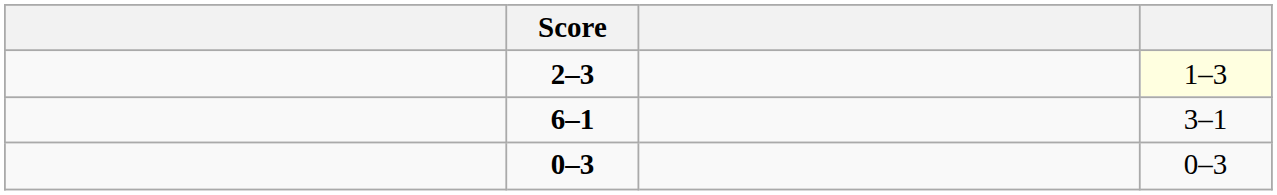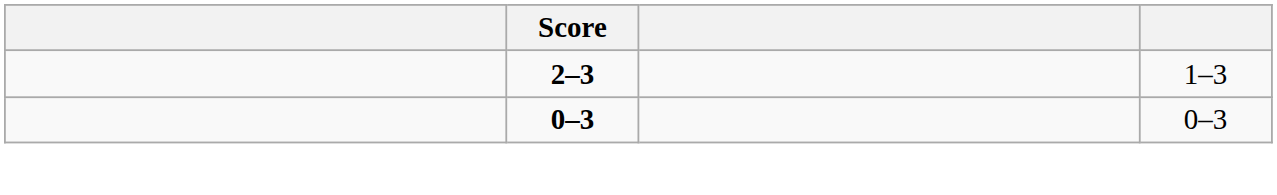(1206, 73) lightyellow background -> (1206, 73) no background
- row: (572, 119)
